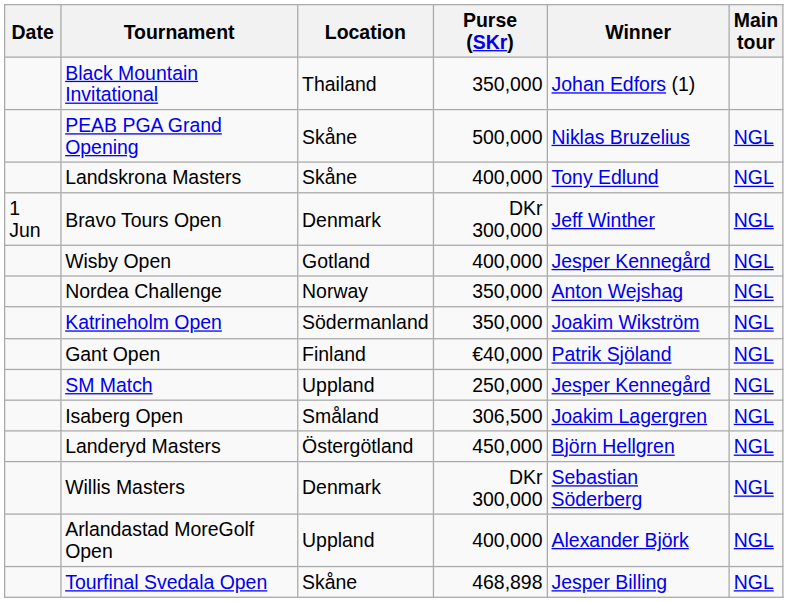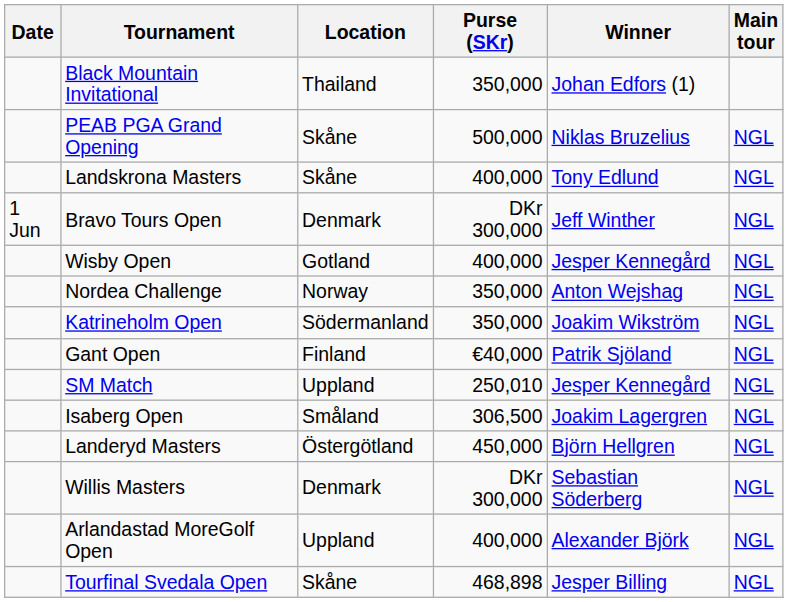(507, 384) 250,000 -> (507, 384) 250,010
